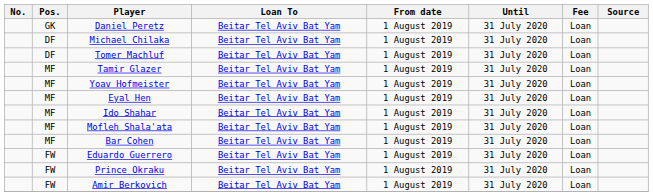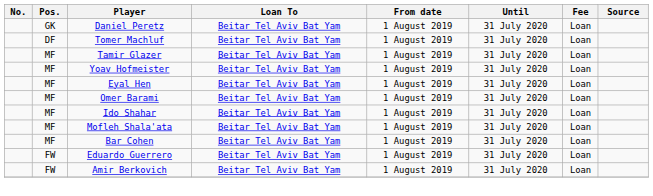- row: (130, 40)
+ row: (130, 98)
- row: (130, 170)
